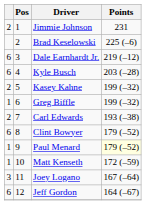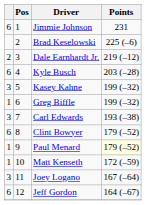(9, 27) 2 -> (9, 27) 6
(9, 57) 6 -> (9, 57) 2
(9, 87) 2 -> (9, 87) 3
(9, 117) 2 -> (9, 117) 3
